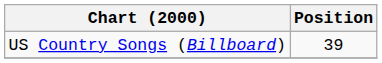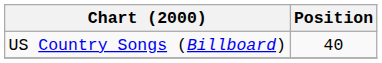(334, 45) 39 -> (334, 45) 40
